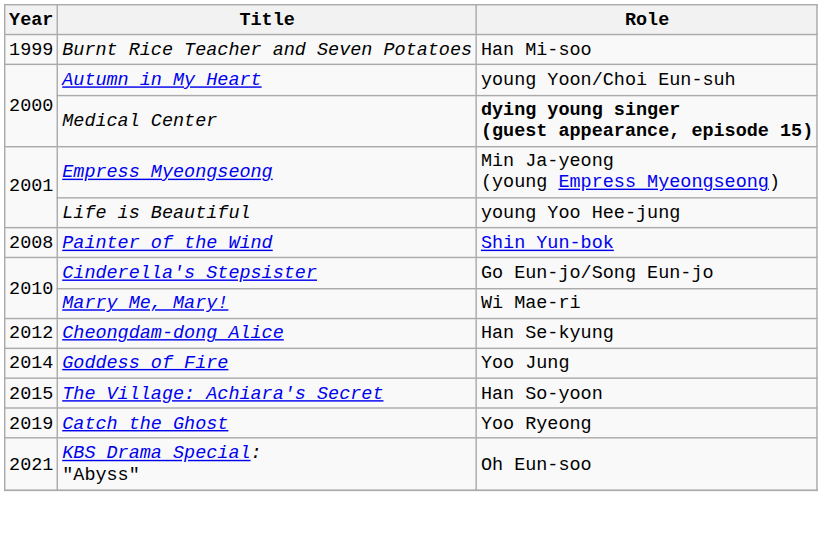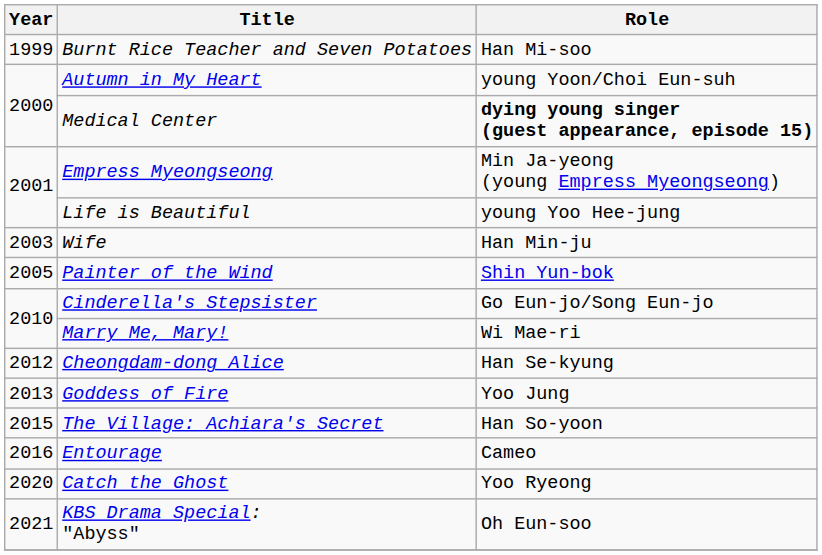+ row: (84, 243)
(31, 243) 2008 -> (31, 273) 2005
(31, 363) 2014 -> (31, 393) 2013
+ row: (112, 453)
(31, 423) 2019 -> (31, 484) 2020
